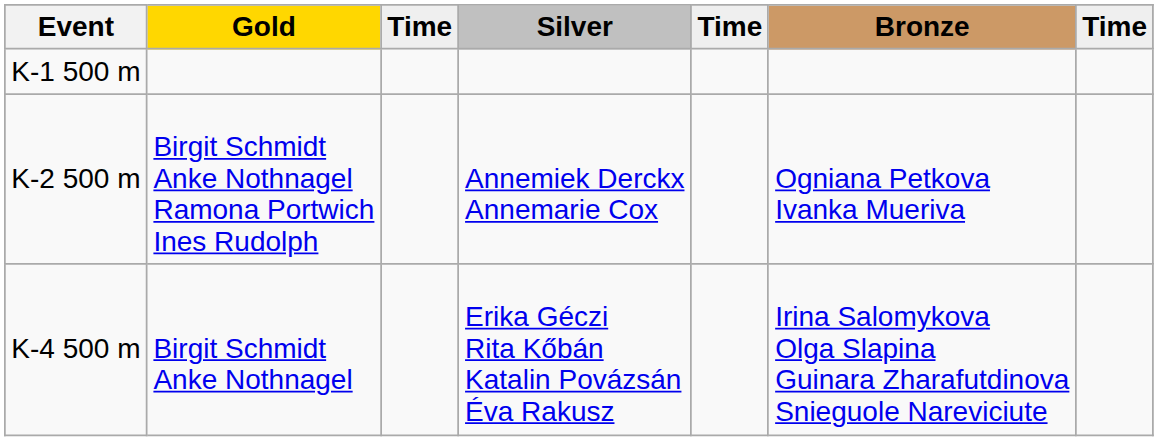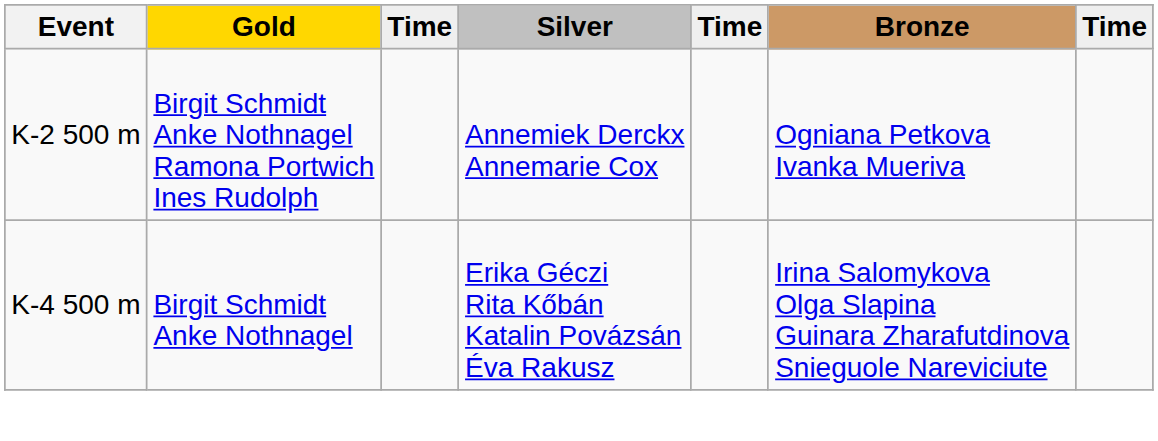- row: (76, 71)
